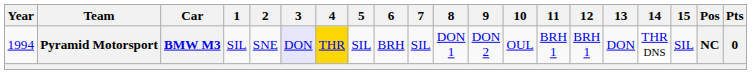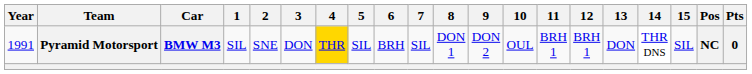(21, 44) 1994 -> (21, 44) 1991
(298, 44) lavender background -> (298, 44) no background
